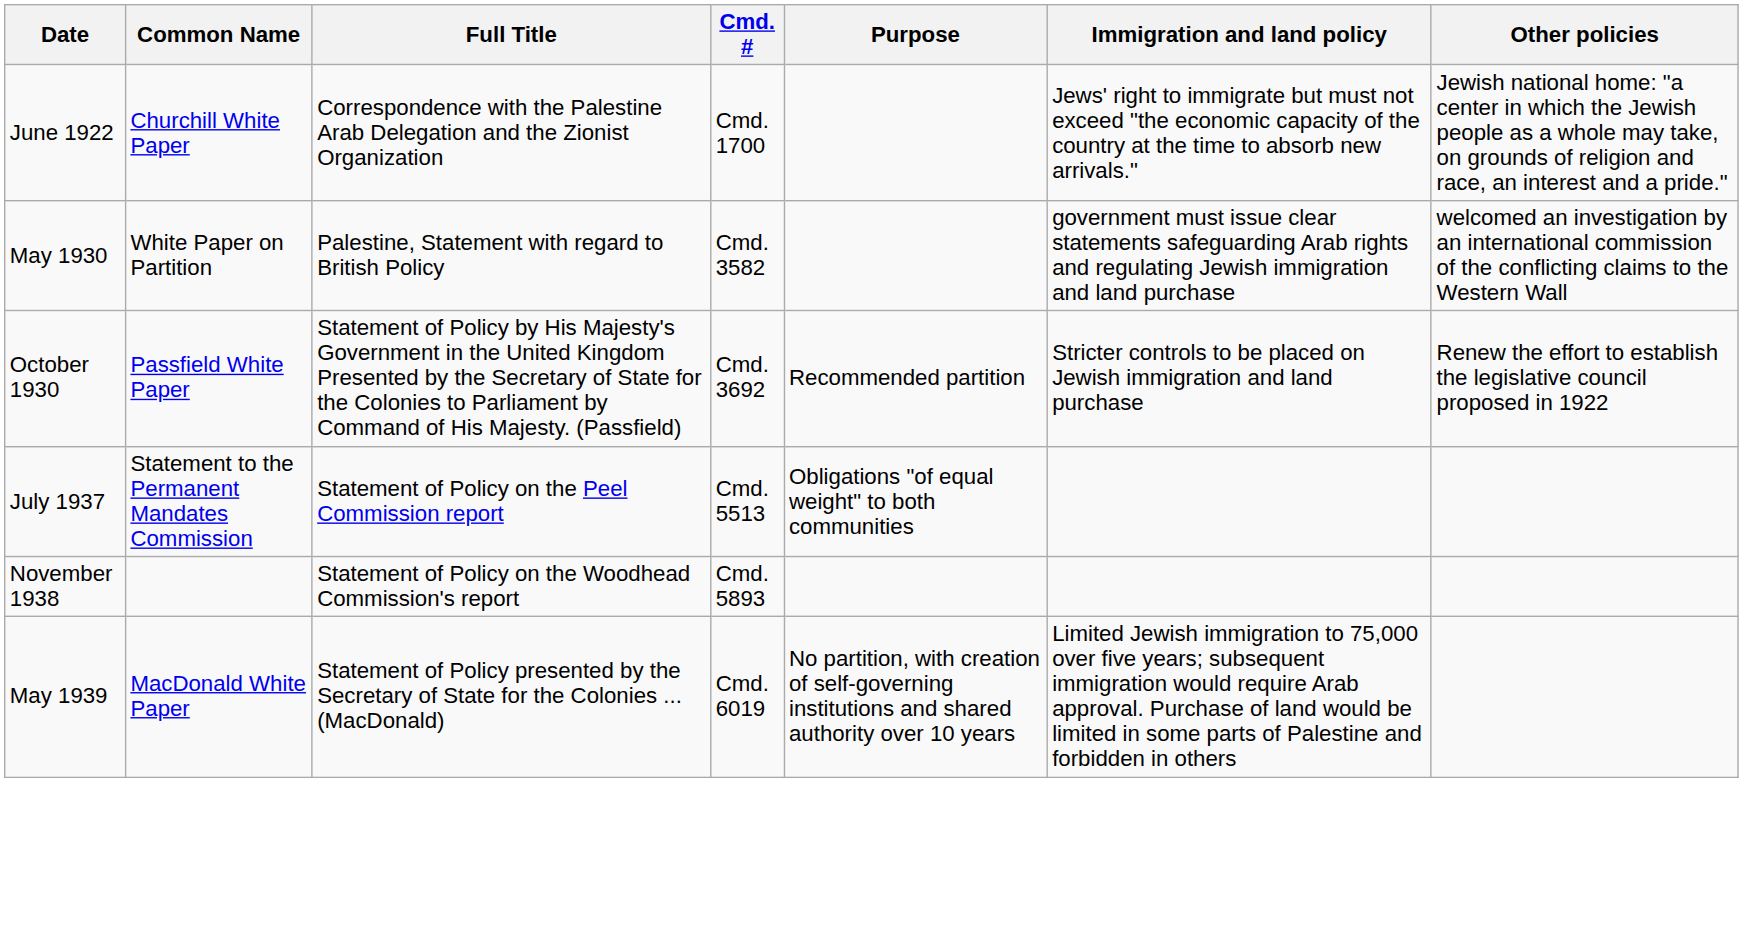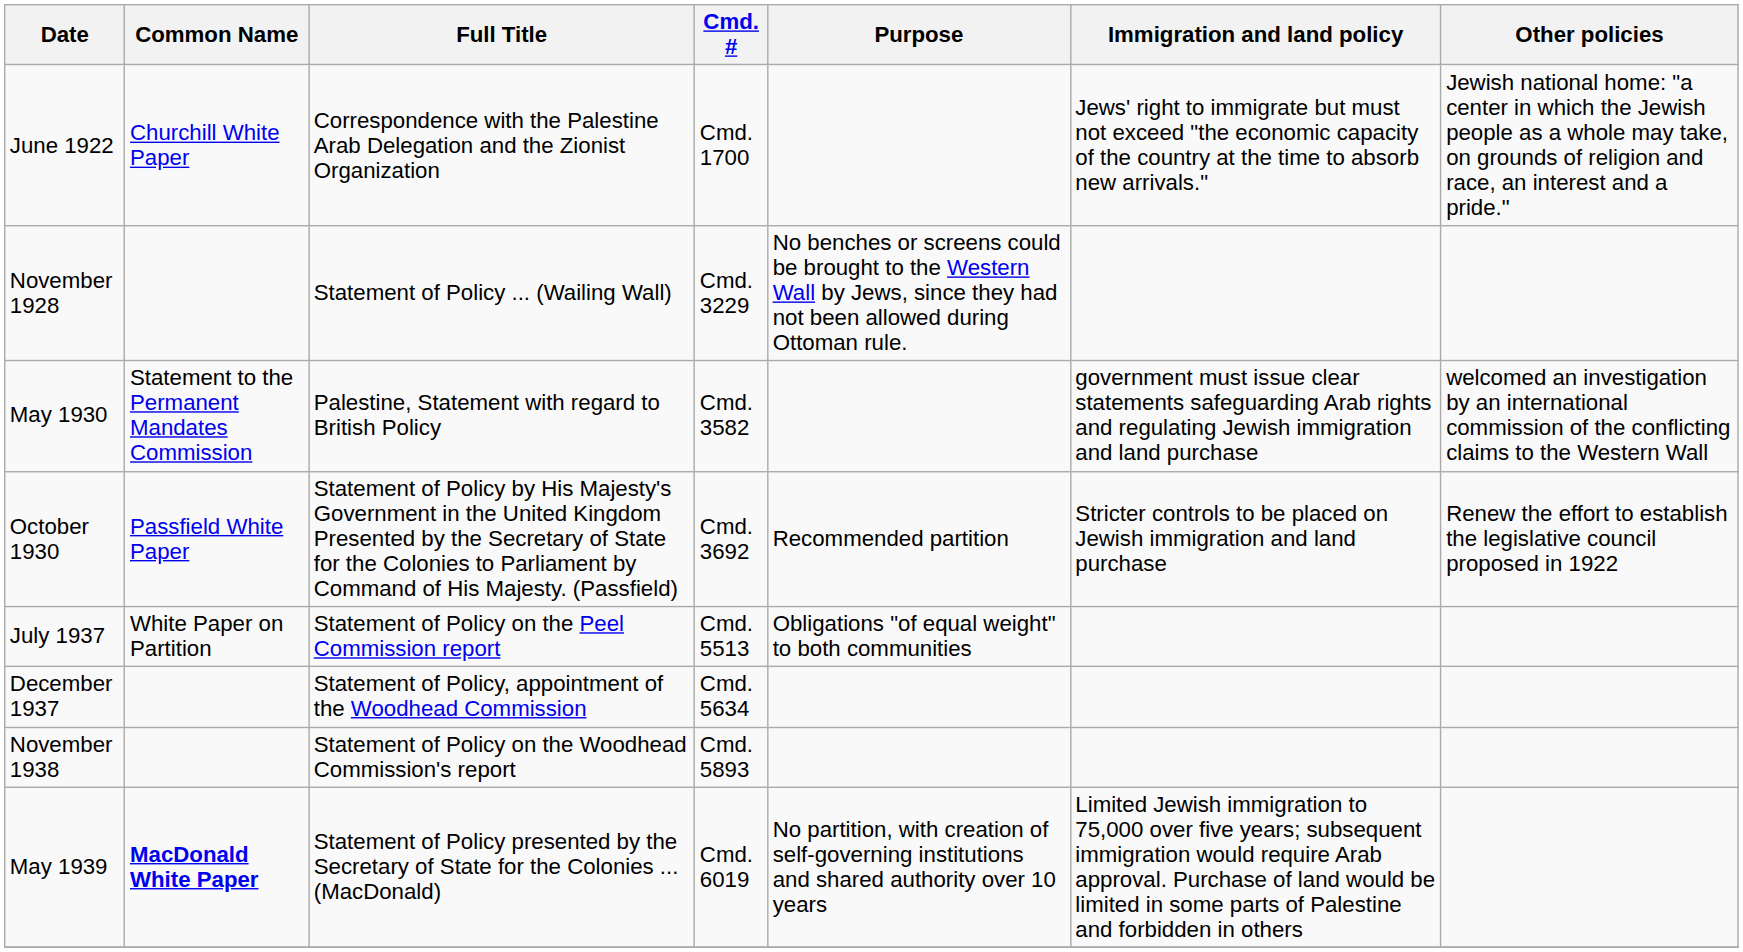+ row: (61, 292)
(207, 255) White Paper on Partition -> (212, 415) Statement to the Permanent Mandates Commission
(212, 500) Statement to the Permanent Mandates Commission -> (207, 636) White Paper on Partition
+ row: (61, 696)
(218, 696) normal -> (194, 867) bold
